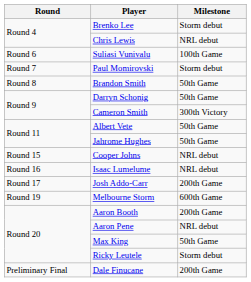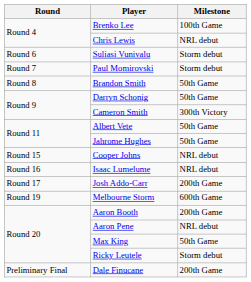(201, 25) Storm debut -> (201, 25) 100th Game
(201, 54) 100th Game -> (201, 54) Storm debut
